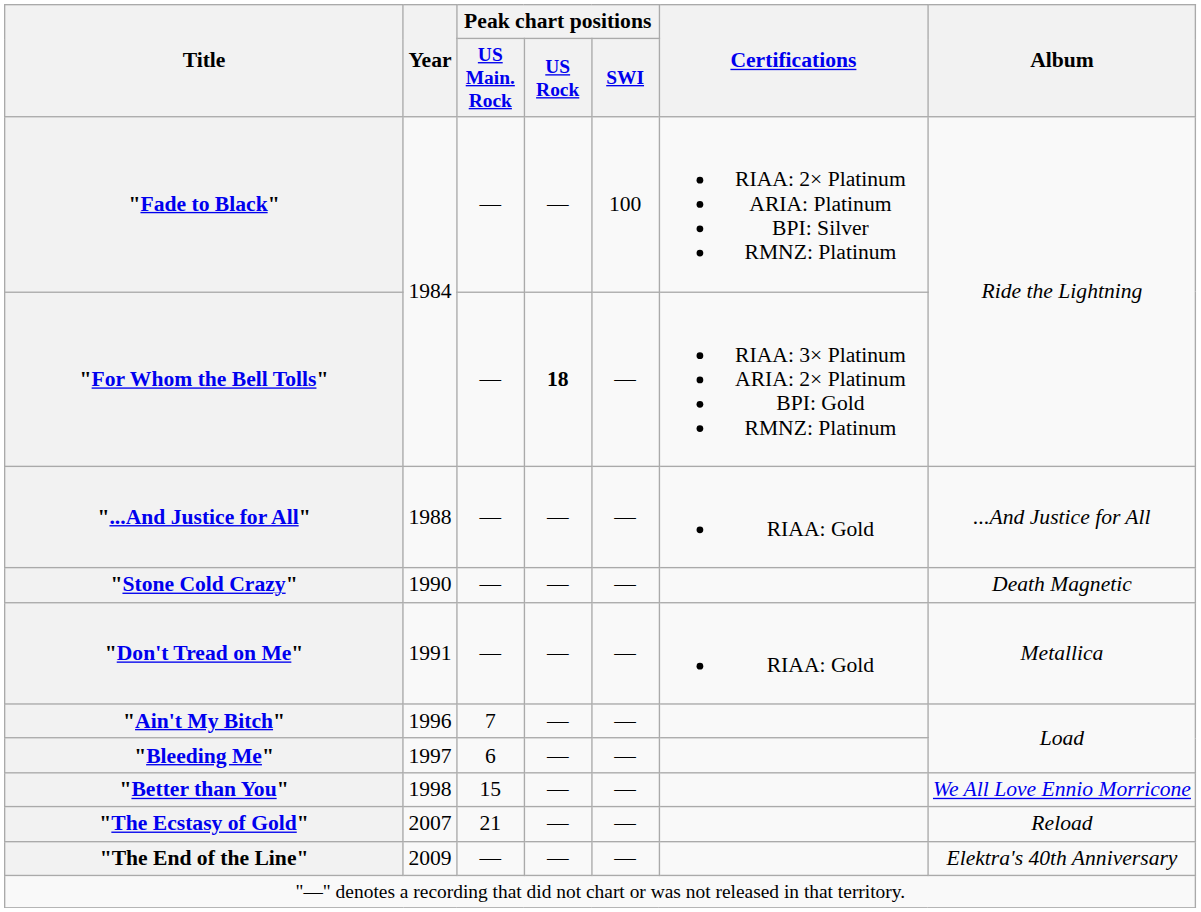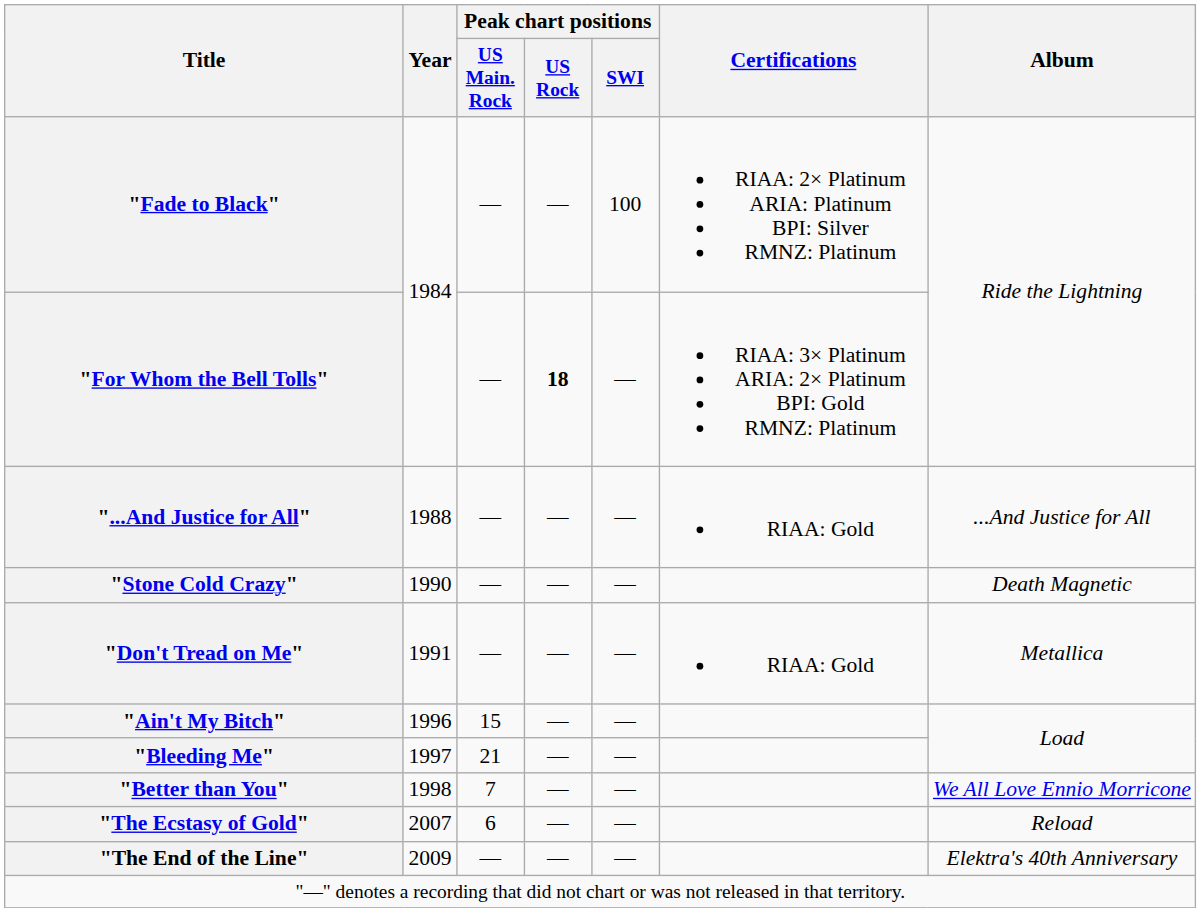(490, 720) 7 -> (490, 720) 15
(490, 755) 6 -> (490, 755) 21
(490, 789) 15 -> (490, 789) 7
(490, 823) 21 -> (490, 823) 6
